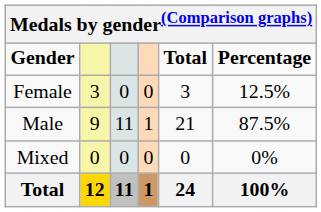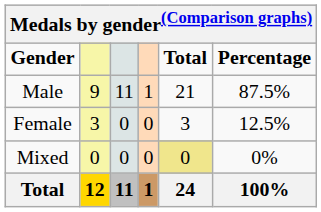rows swapped: (43, 124) <-> (43, 91)
(185, 156) no background -> (185, 156) khaki background
